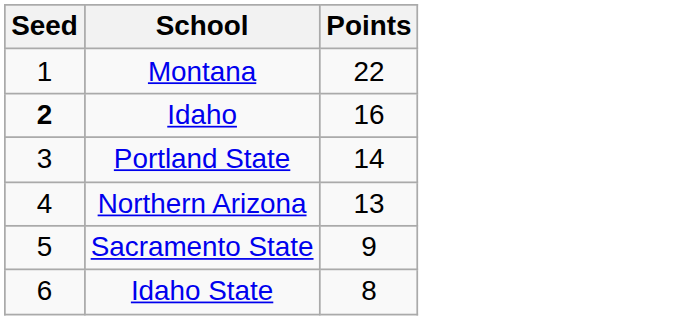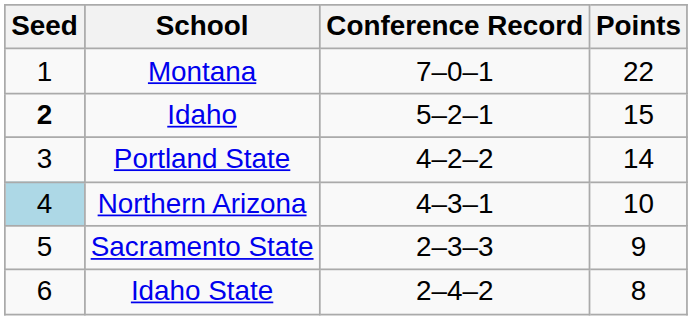+ column: (455, 26)
(369, 114) 16 -> (639, 114) 15
(45, 203) no background -> (45, 203) lightblue background
(369, 203) 13 -> (639, 203) 10
